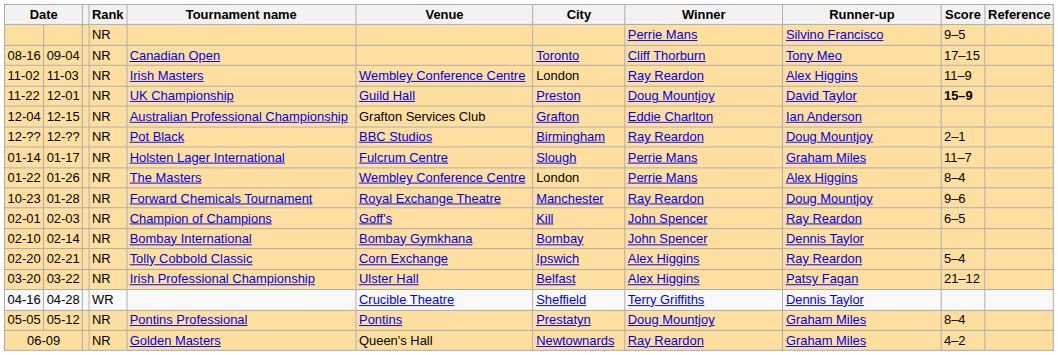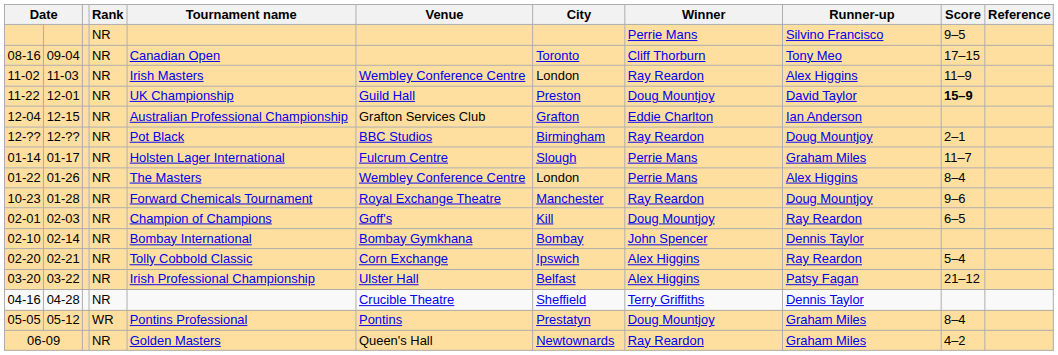(668, 218) John Spencer -> (671, 218) Doug Mountjoy
(103, 299) WR -> (101, 299) NR
(101, 320) NR -> (103, 320) WR
